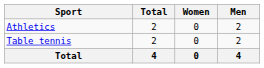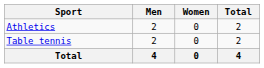columns swapped: (238, 12) <-> (154, 12)
